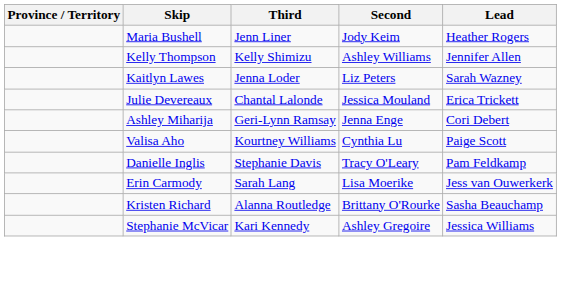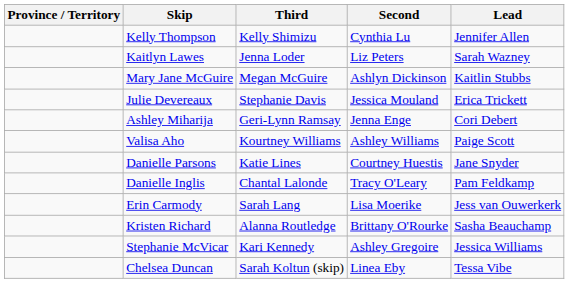- row: (164, 36)
(386, 57) Ashley Williams -> (380, 36) Cynthia Lu
+ row: (180, 78)
(278, 99) Chantal Lalonde -> (283, 99) Stephanie Davis
(372, 141) Cynthia Lu -> (395, 141) Ashley Williams
+ row: (171, 162)
(278, 162) Stephanie Davis -> (283, 183) Chantal Lalonde
+ row: (170, 267)
